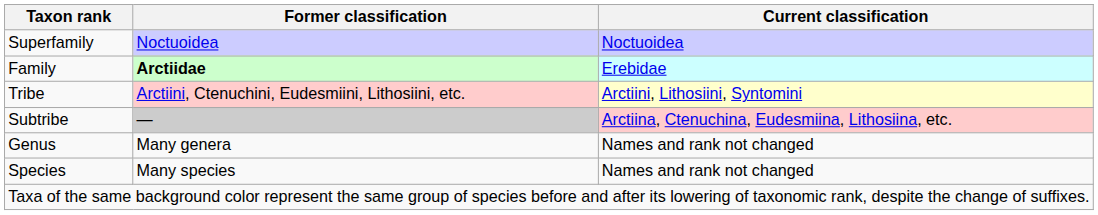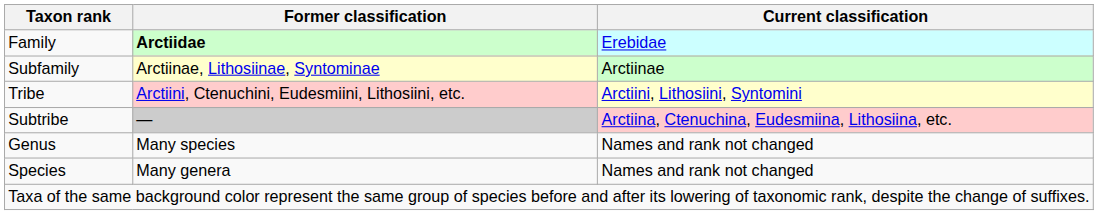- row: (51, 42)
+ row: (44, 68)
(184, 145) Many genera -> (186, 145) Many species
(186, 171) Many species -> (183, 171) Many genera
